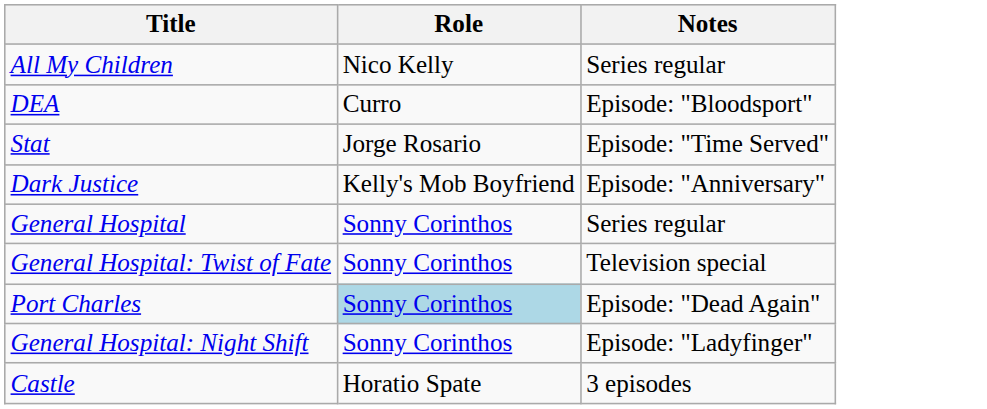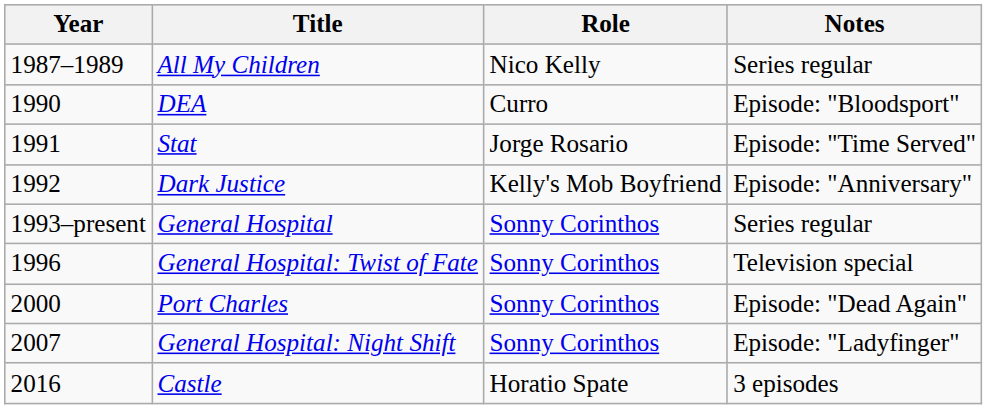+ column: (78, 24)
(427, 303) lightblue background -> (574, 303) no background
